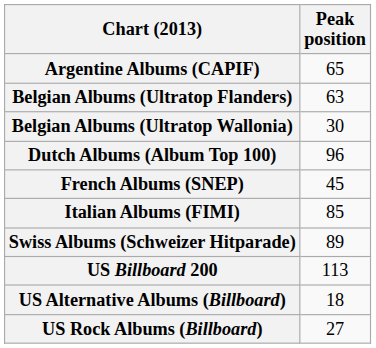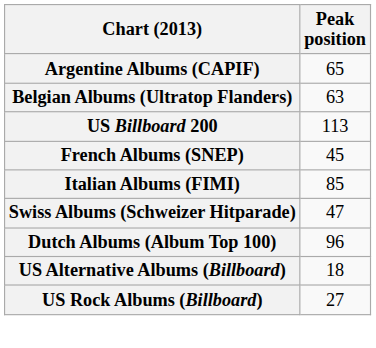- row: (152, 126)
rows swapped: (152, 155) <-> (152, 270)
(335, 241) 89 -> (335, 213) 47
